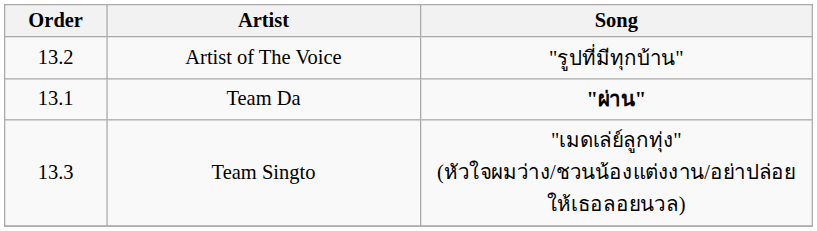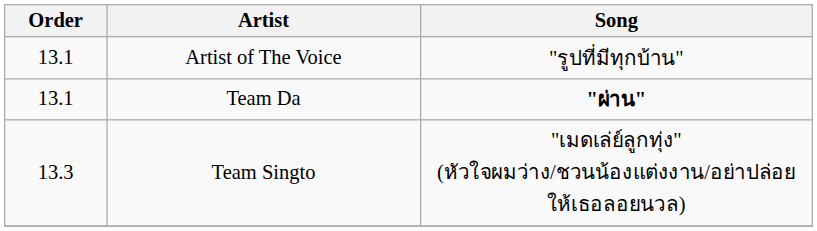(56, 57) 13.2 -> (56, 57) 13.1
